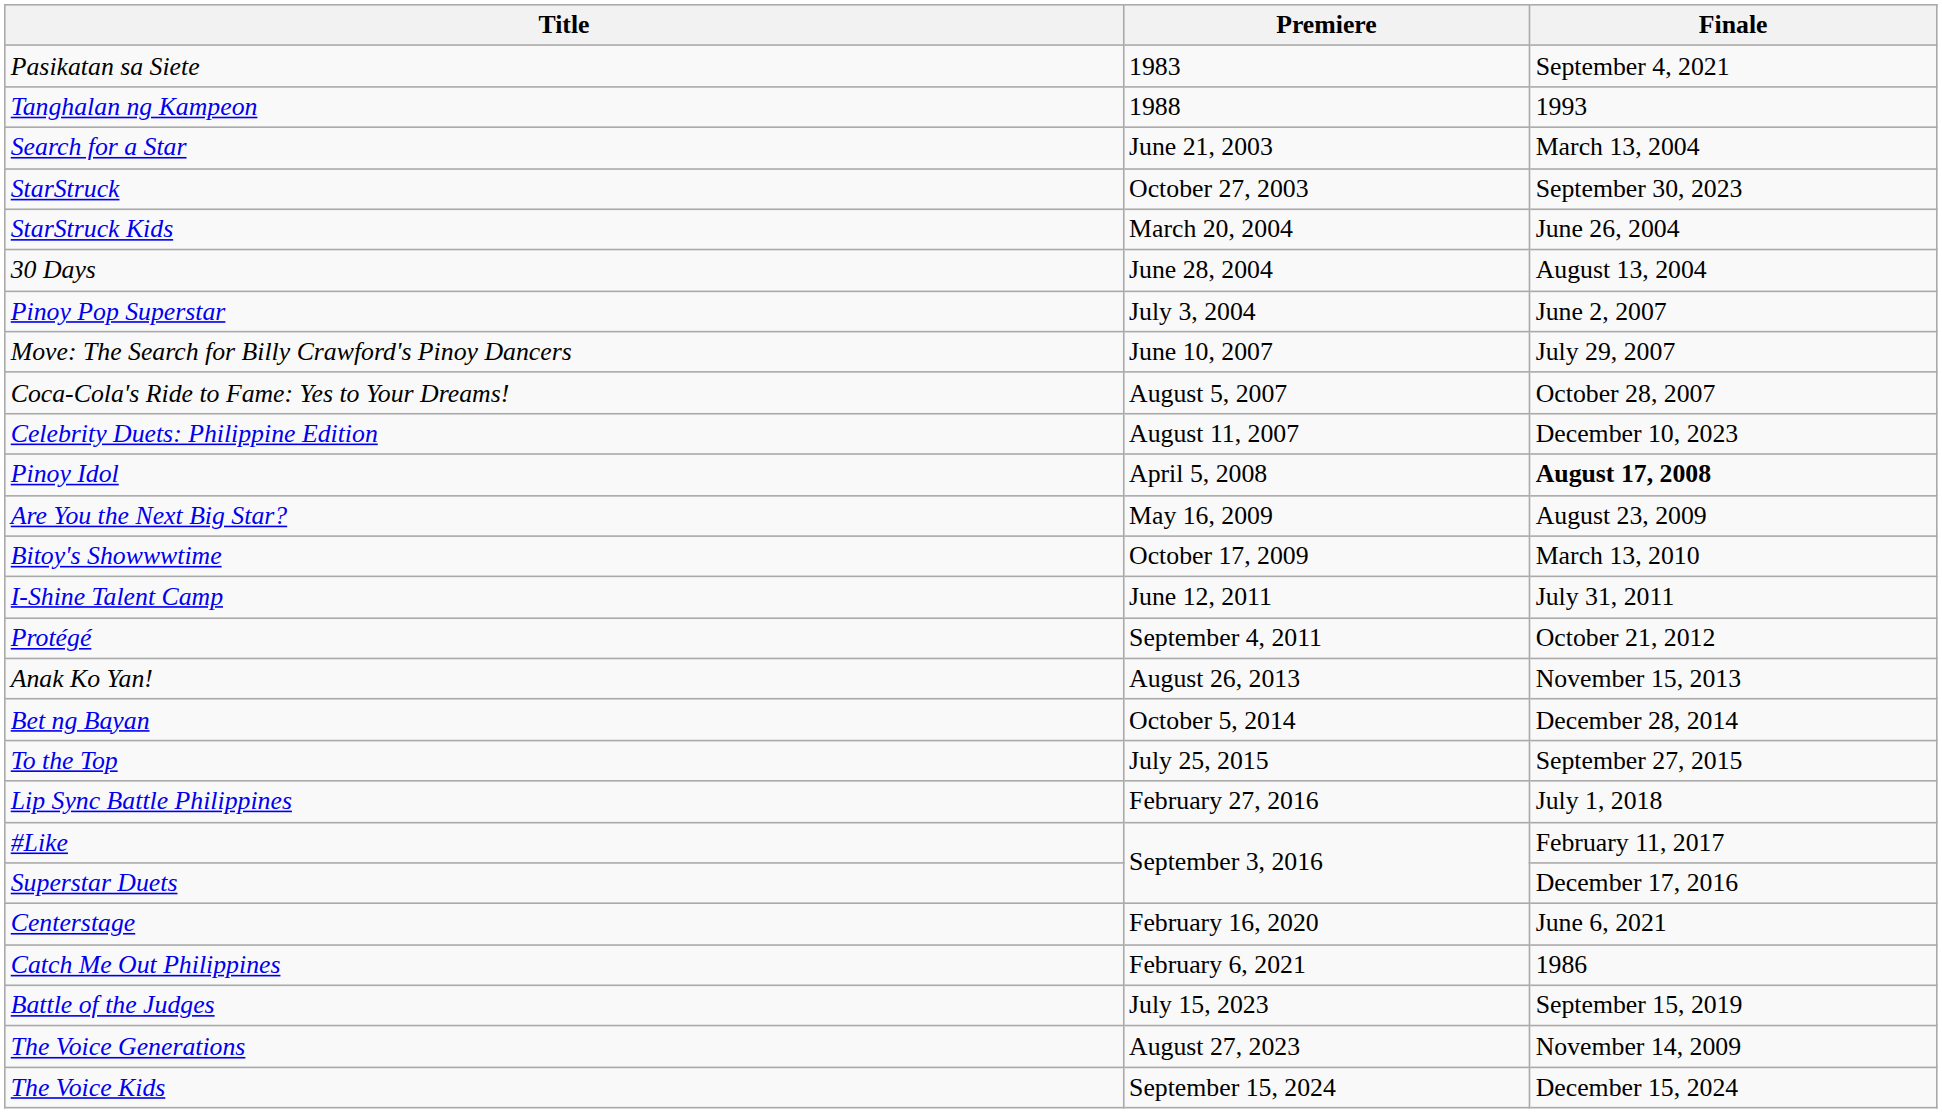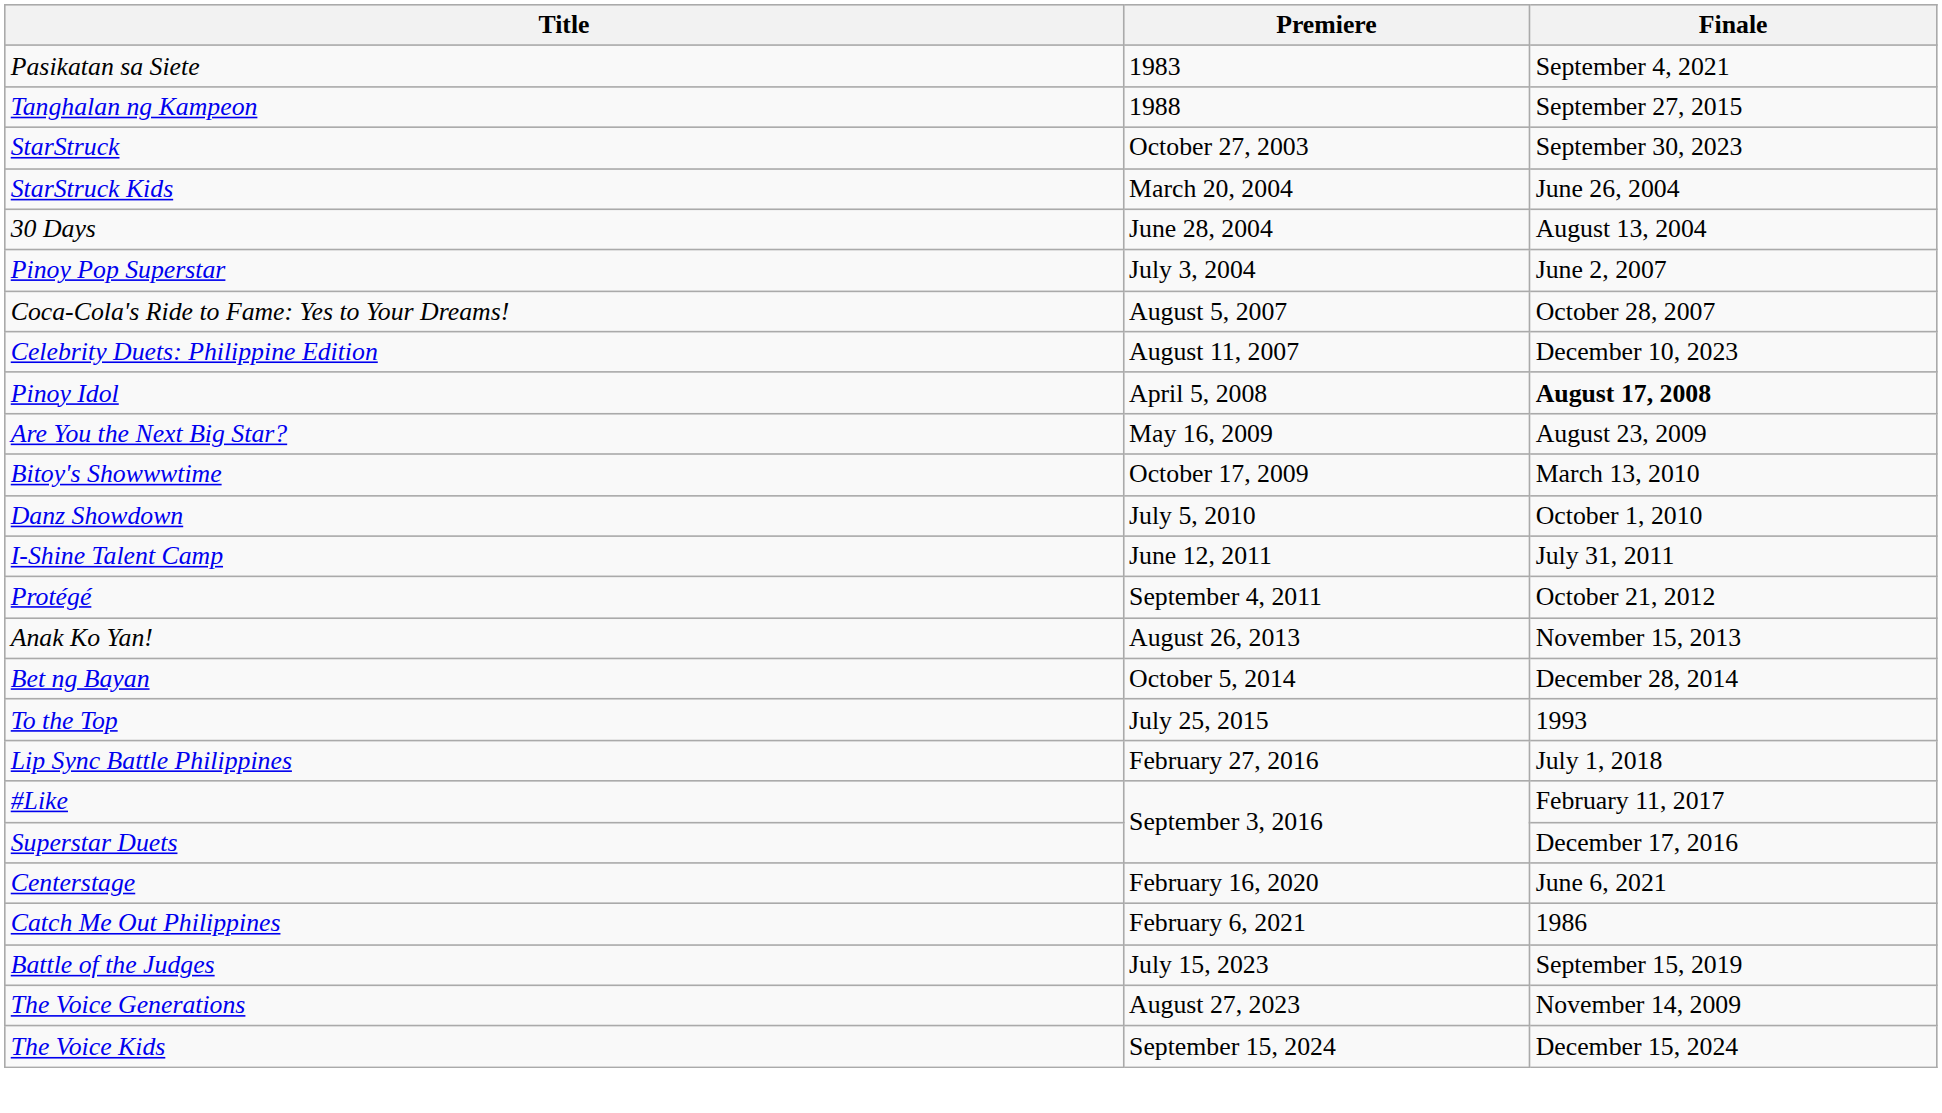(1561, 106) 1993 -> (1639, 106) September 27, 2015
- row: (99, 147)
- row: (291, 351)
+ row: (97, 515)
(1639, 760) September 27, 2015 -> (1561, 719) 1993
